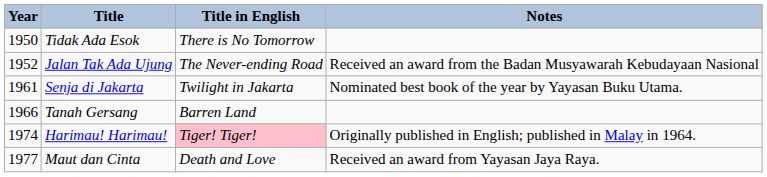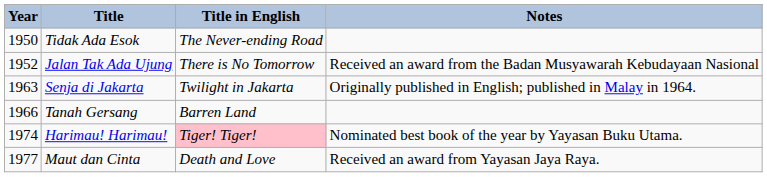(247, 40) There is No Tomorrow -> (251, 40) The Never-ending Road
(251, 64) The Never-ending Road -> (247, 64) There is No Tomorrow
(23, 87) 1961 -> (23, 87) 1963
(506, 87) Nominated best book of the year by Yayasan Buku Utama. -> (513, 87) Originally published in English; published in Malay in 1964.
(513, 135) Originally published in English; published in Malay in 1964. -> (506, 135) Nominated best book of the year by Yayasan Buku Utama.
